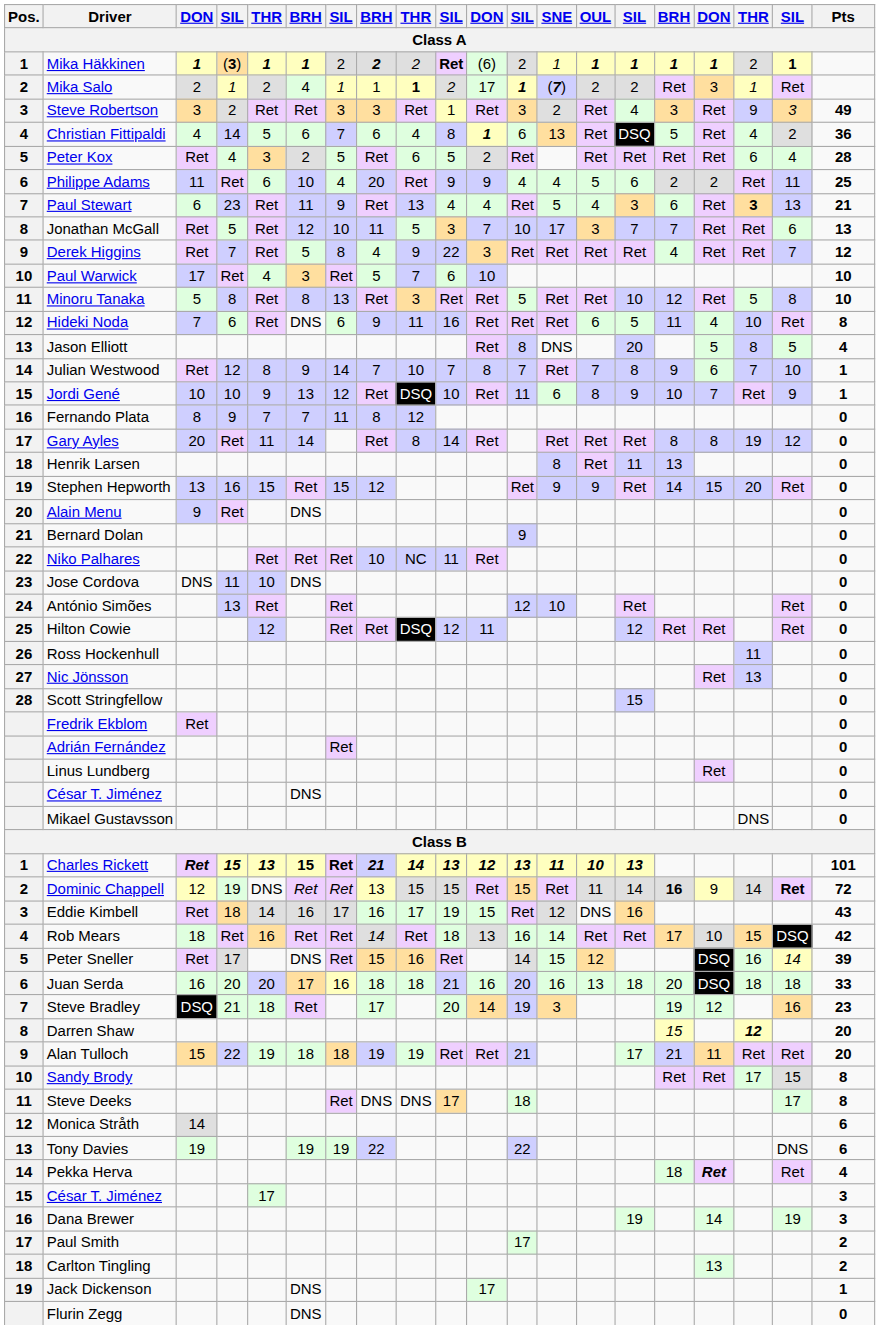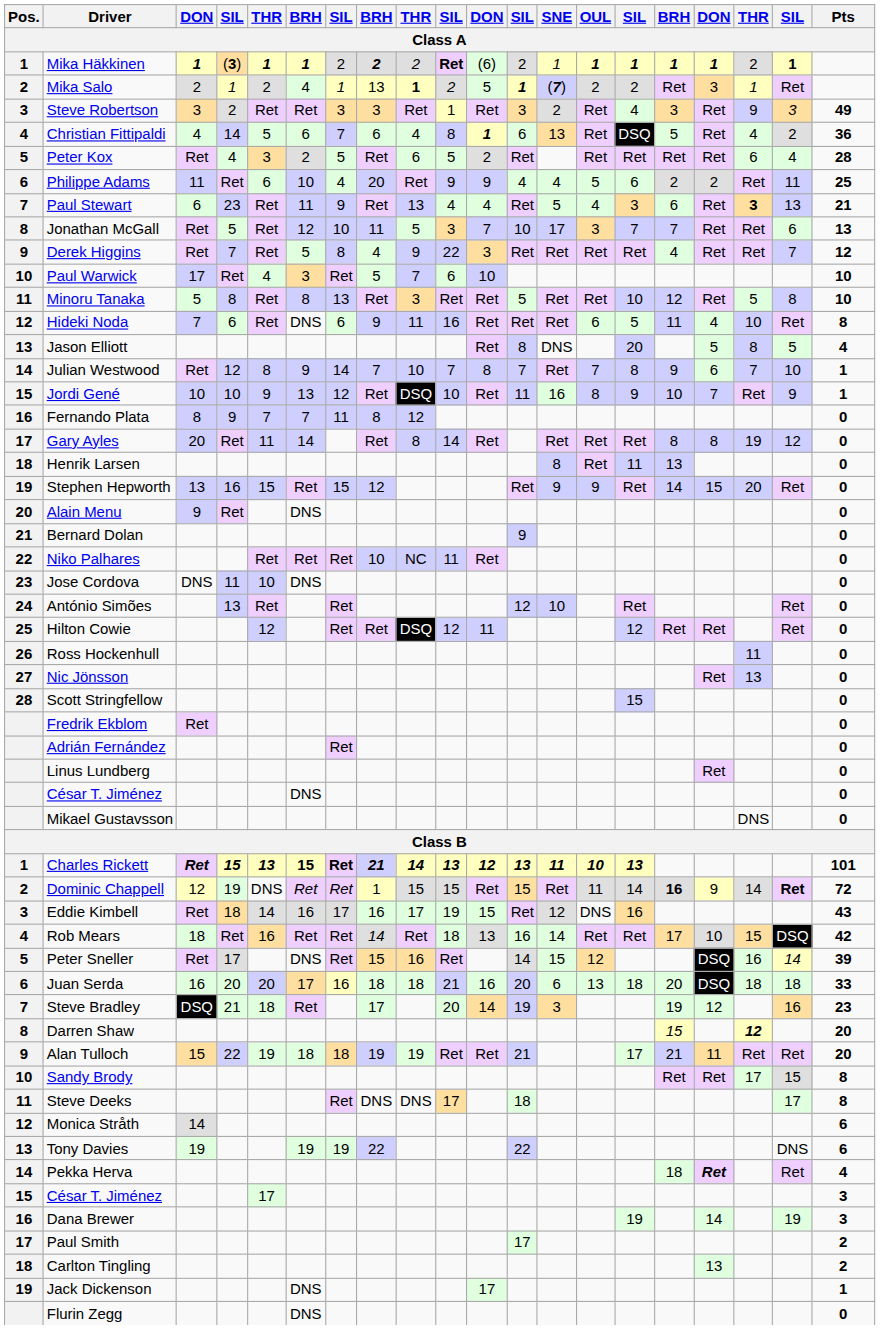(376, 87) 1 -> (376, 87) 13
(487, 87) 17 -> (487, 87) 5
(557, 393) 6 -> (557, 393) 16
(376, 888) 13 -> (376, 888) 1
(557, 983) 16 -> (557, 983) 6
